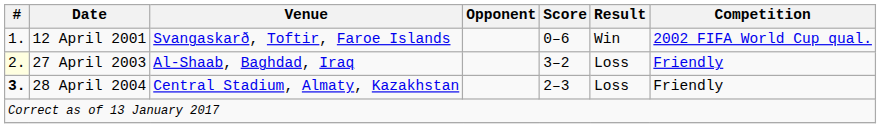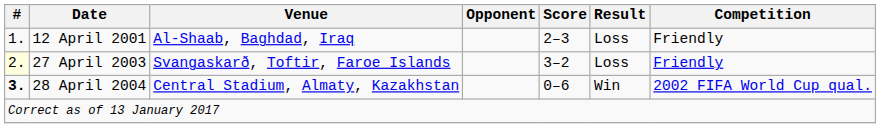(302, 40) Svangaskarð, Toftir, Faroe Islands -> (254, 40) Al-Shaab, Baghdad, Iraq
(556, 40) 0–6 -> (556, 40) 2–3
(607, 40) Win -> (611, 40) Loss
(763, 40) 2002 FIFA World Cup qual. -> (688, 40) Friendly
(254, 64) Al-Shaab, Baghdad, Iraq -> (302, 64) Svangaskarð, Toftir, Faroe Islands
(556, 87) 2–3 -> (556, 87) 0–6
(611, 87) Loss -> (607, 87) Win
(688, 87) Friendly -> (763, 87) 2002 FIFA World Cup qual.
